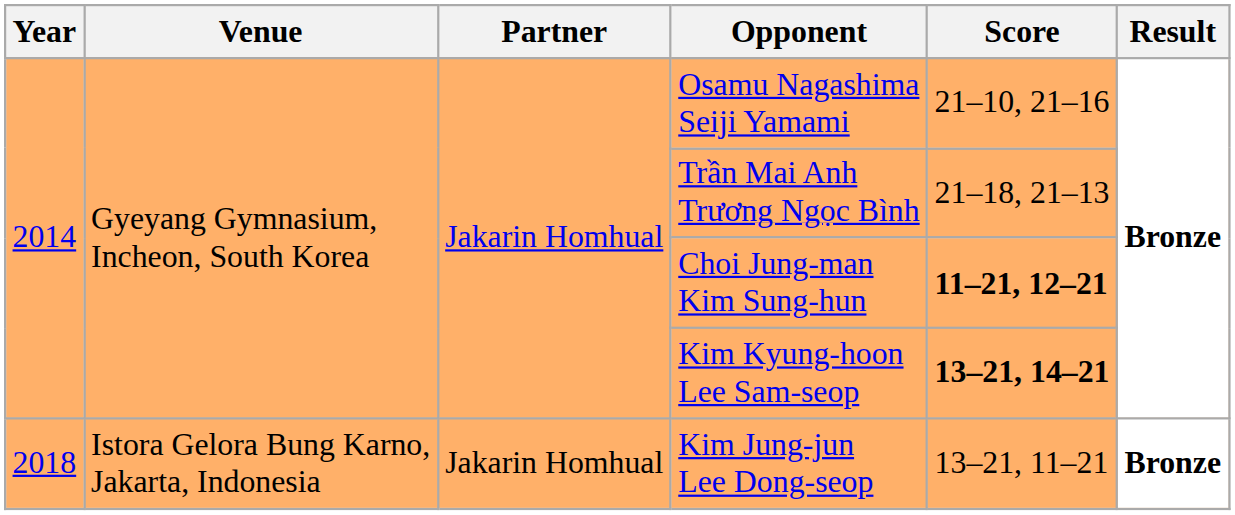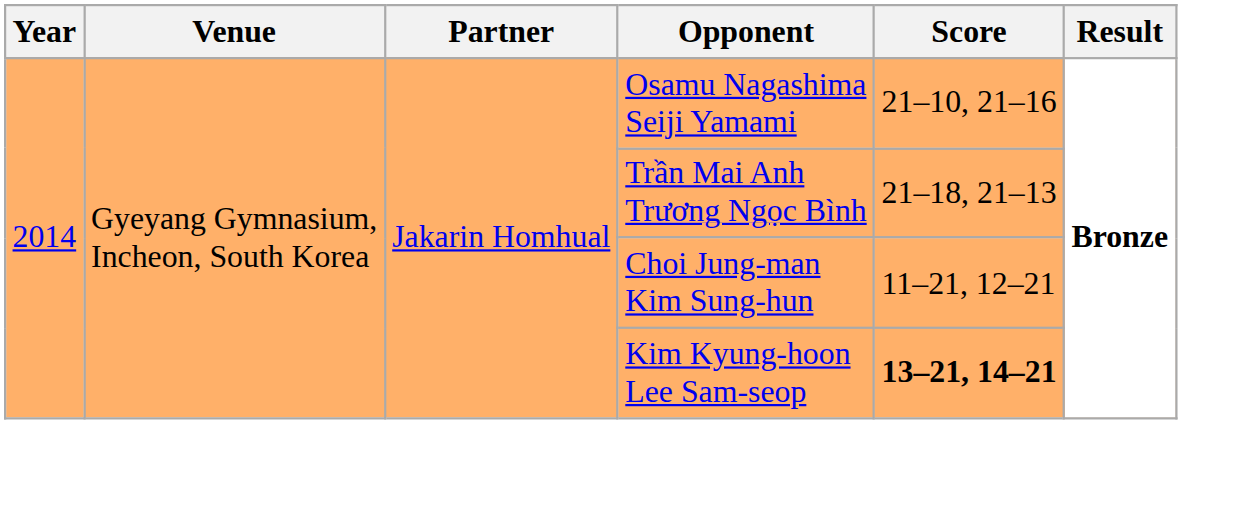(1021, 282) bold -> (968, 282) normal
- row: (776, 462)
